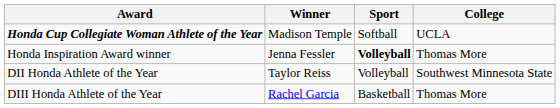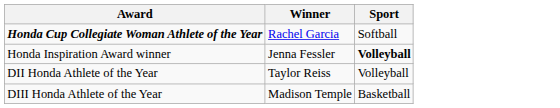- column: (484, 14)
(310, 34) Madison Temple -> (304, 34) Rachel Garcia
(304, 93) Rachel Garcia -> (310, 93) Madison Temple
